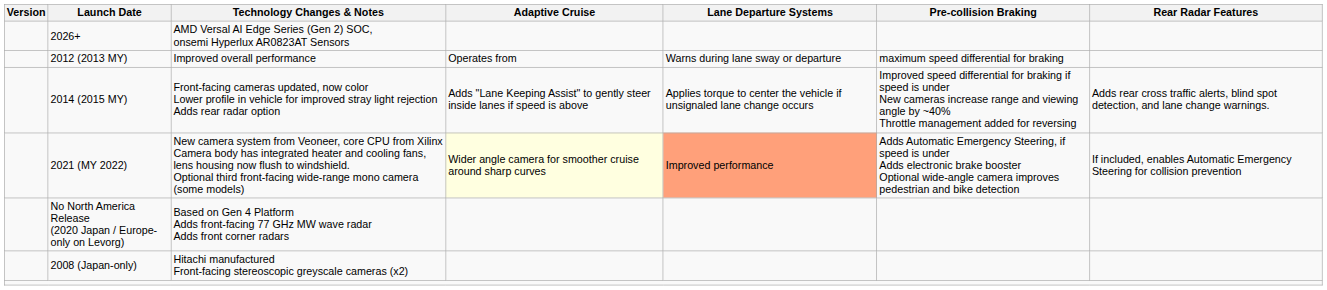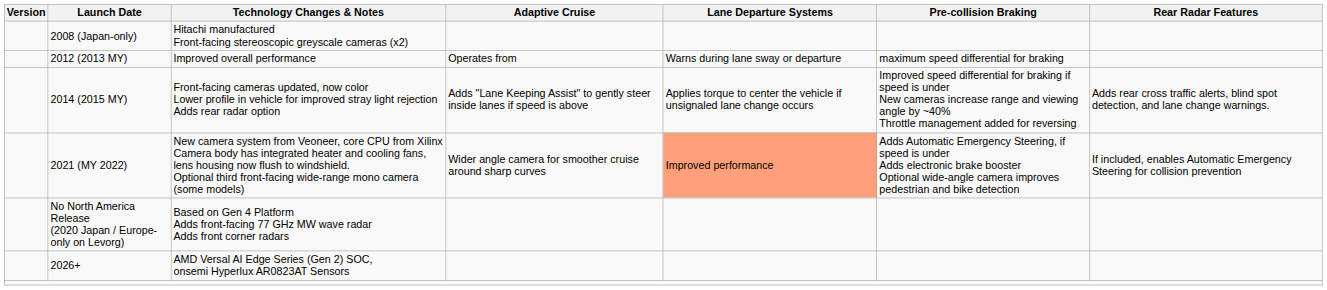rows swapped: (94, 265) <-> (66, 36)
(544, 165) lightyellow background -> (544, 165) no background
